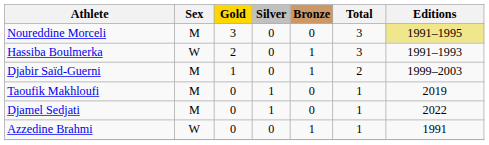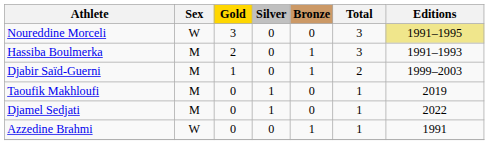(194, 33) M -> (194, 33) W
(194, 52) W -> (194, 52) M
